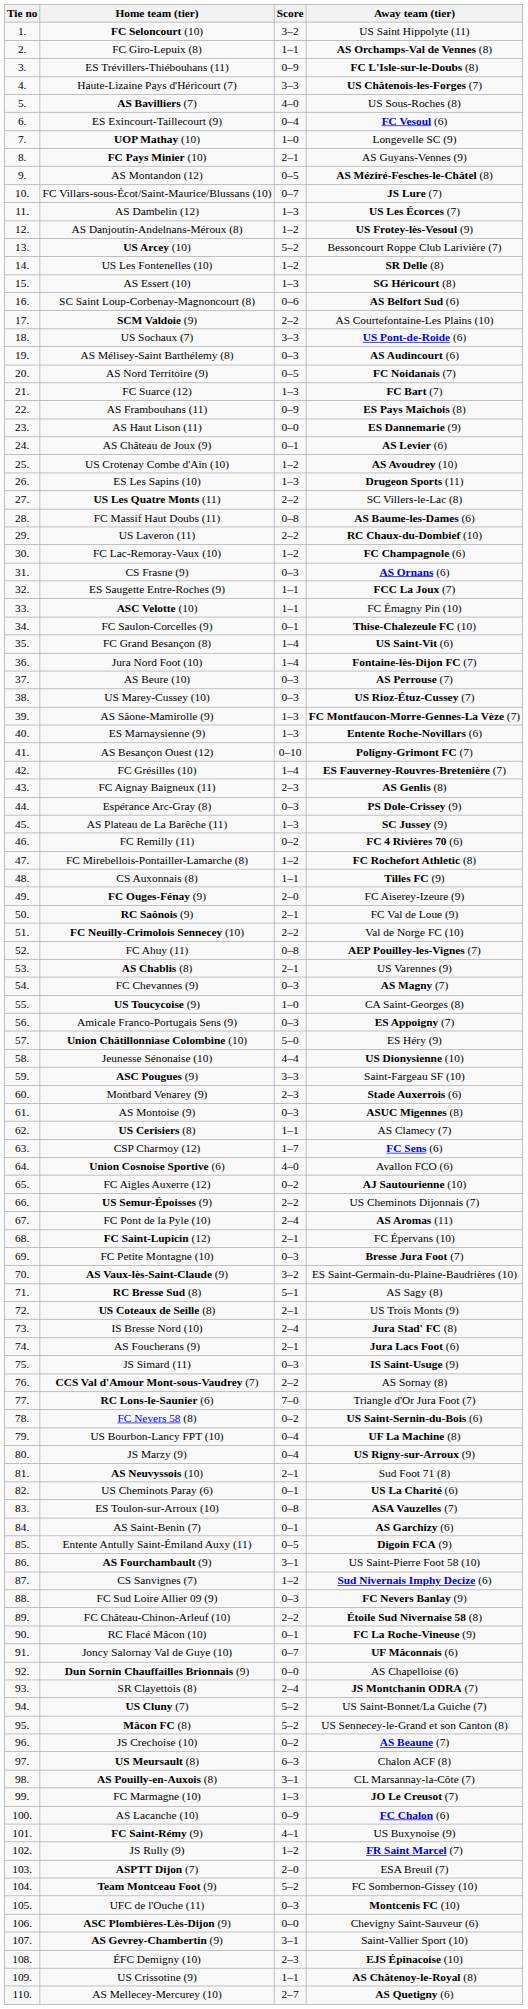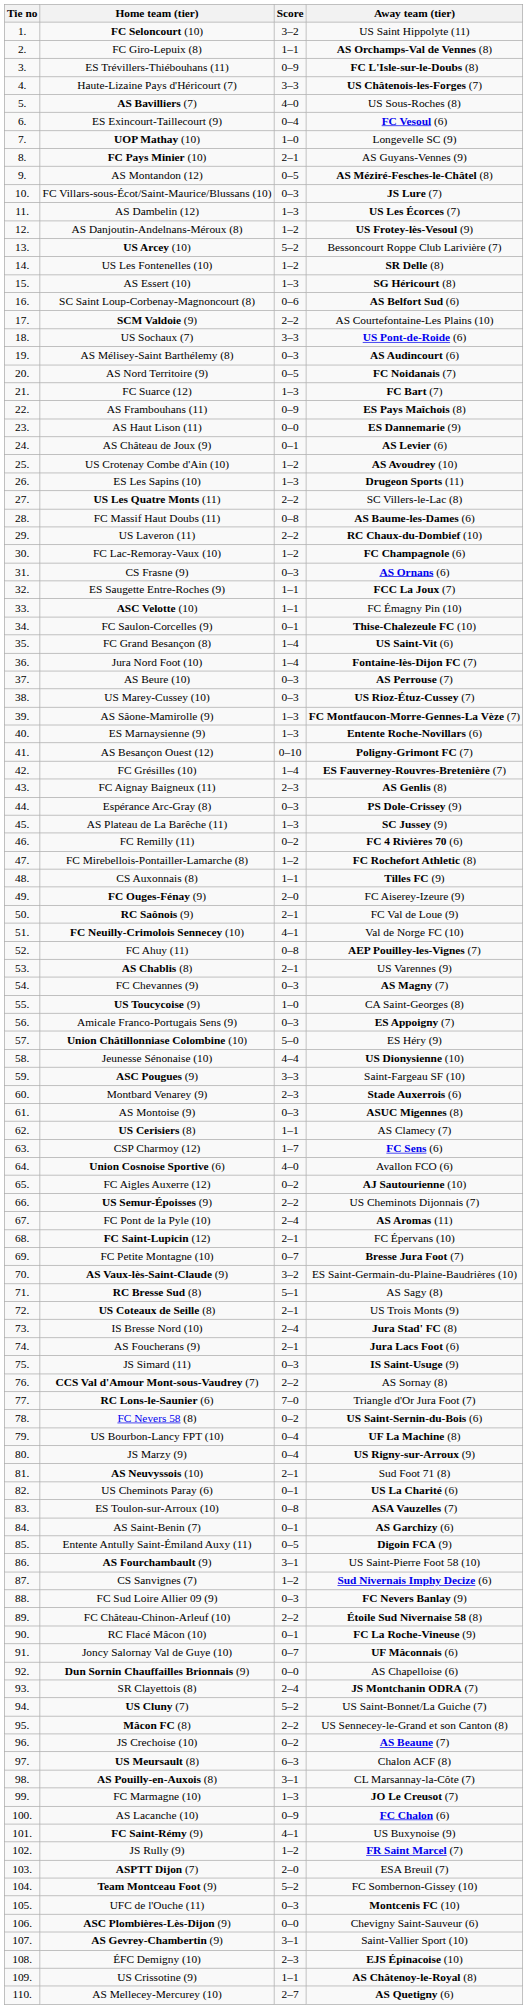(290, 193) 0–7 -> (290, 193) 0–3
(290, 932) 2–2 -> (290, 932) 4–1
(290, 1256) 0–3 -> (290, 1256) 0–7
(290, 1725) 5–2 -> (290, 1725) 2–2
